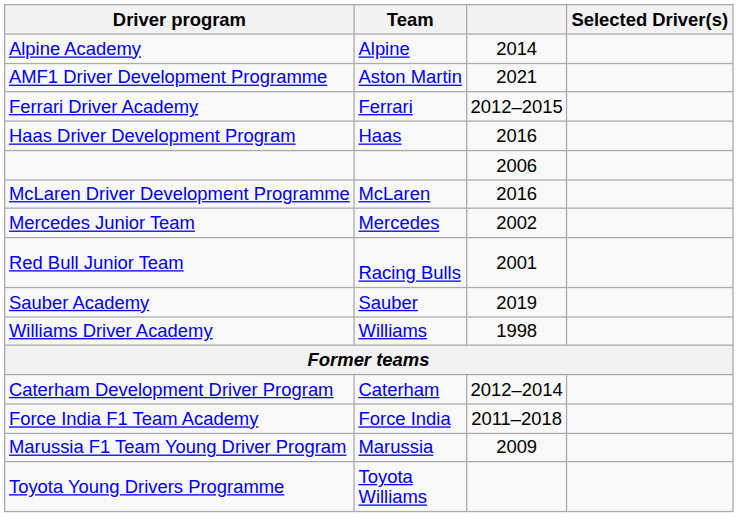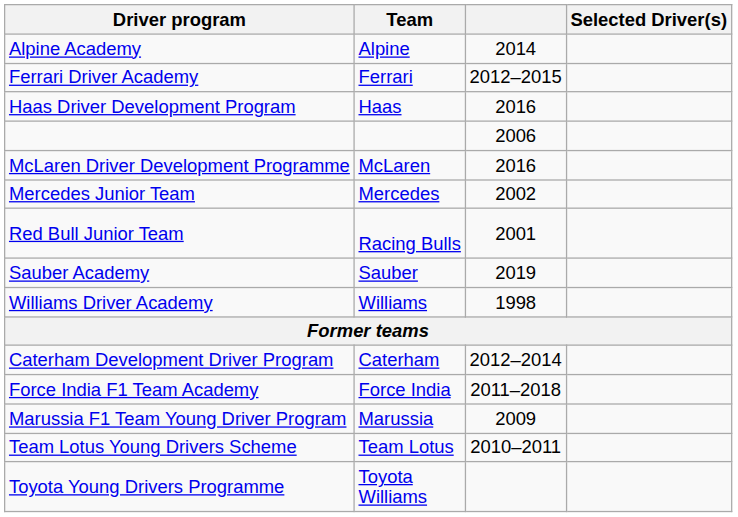- row: (168, 78)
+ row: (153, 448)
